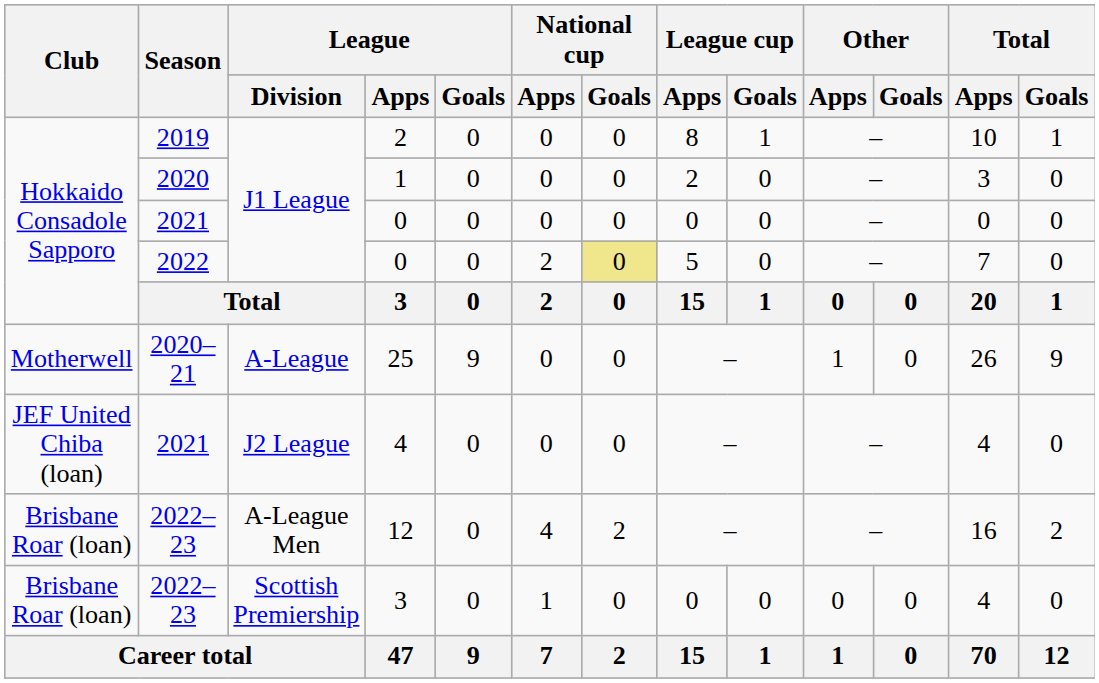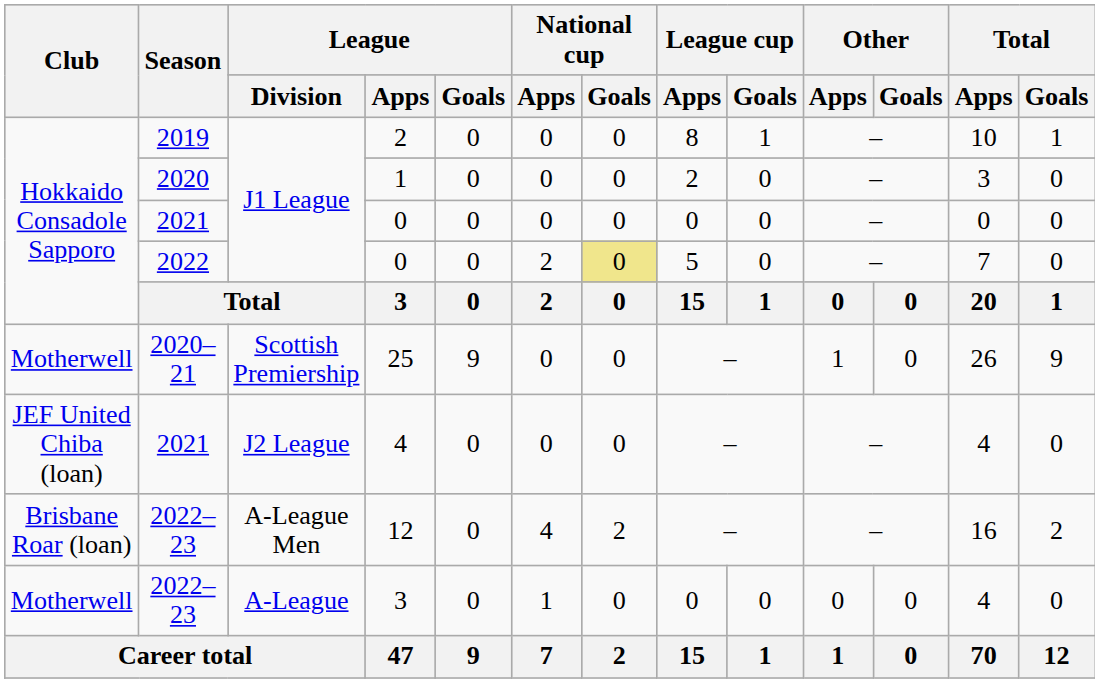(296, 358) A-League -> (296, 358) Scottish Premiership
(72, 600) Brisbane Roar (loan) -> (72, 600) Motherwell
(296, 600) Scottish Premiership -> (296, 600) A-League
